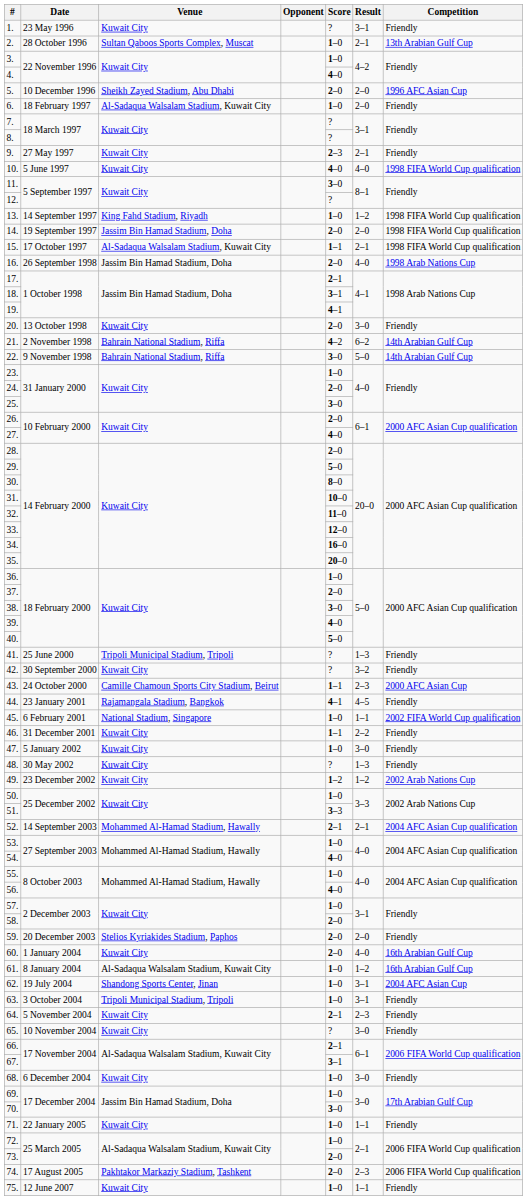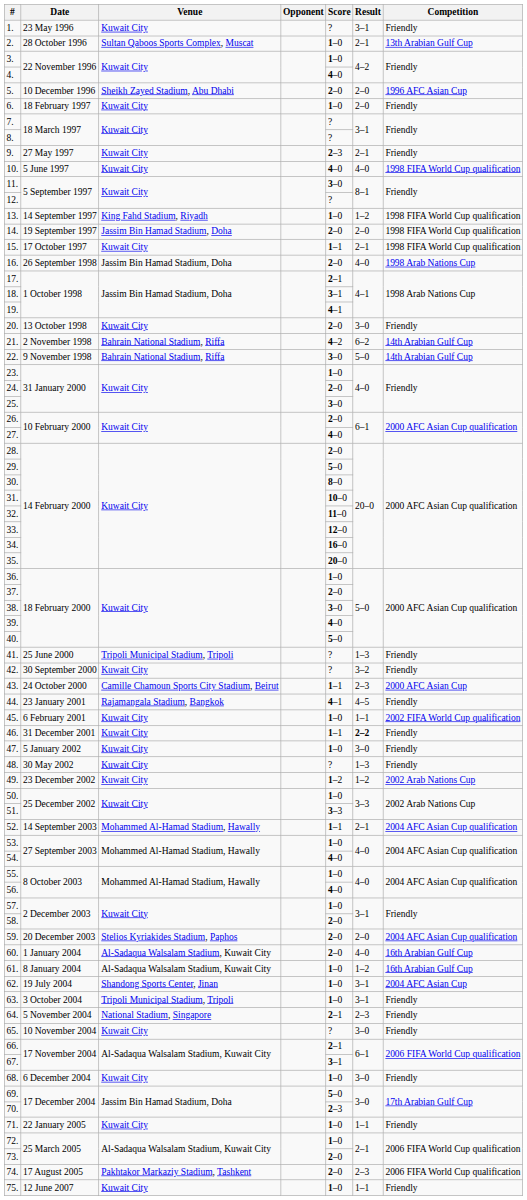(186, 106) Al-Sadaqua Walsalam Stadium, Kuwait City -> (125, 106) Kuwait City
(186, 247) Al-Sadaqua Walsalam Stadium, Kuwait City -> (125, 247) Kuwait City
(156, 718) National Stadium, Singapore -> (125, 718) Kuwait City
(362, 733) normal -> (362, 733) bold
(335, 827) 2–1 -> (335, 827) 1–1
(401, 937) Friendly -> (451, 937) 2004 AFC Asian Cup qualification
(125, 953) Kuwait City -> (186, 953) Al-Sadaqua Walsalam Stadium, Kuwait City
(125, 1015) Kuwait City -> (156, 1015) National Stadium, Singapore
(335, 1094) 1–0 -> (335, 1094) 5–0
(335, 1109) 3–0 -> (335, 1109) 2–3
